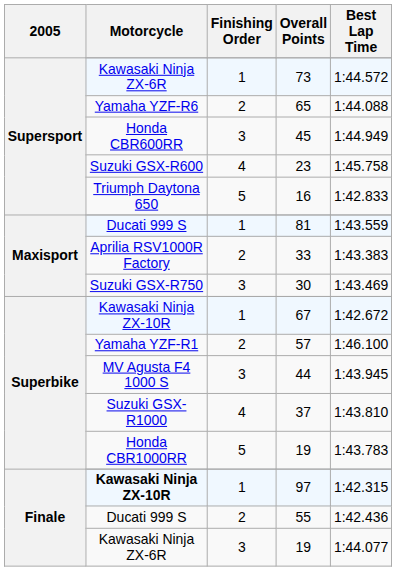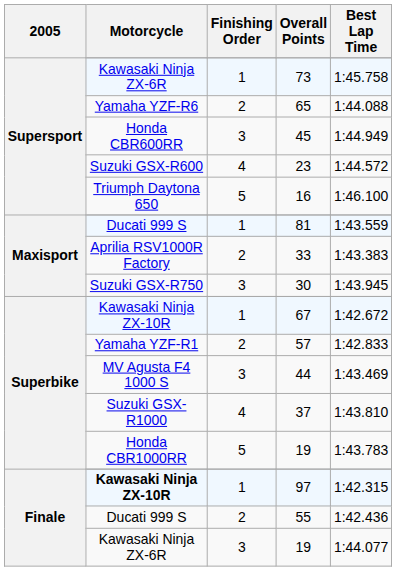(361, 77) 1:44.572 -> (361, 77) 1:45.758
(361, 166) 1:45.758 -> (361, 166) 1:44.572
(361, 196) 1:42.833 -> (361, 196) 1:46.100
(361, 286) 1:43.469 -> (361, 286) 1:43.945
(361, 345) 1:46.100 -> (361, 345) 1:42.833
(361, 375) 1:43.945 -> (361, 375) 1:43.469
